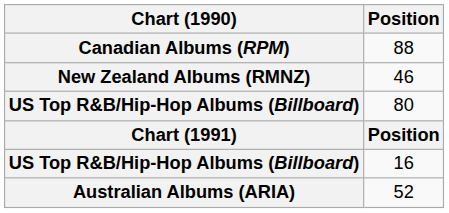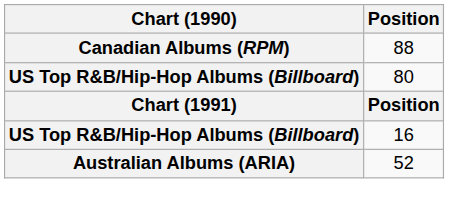- row: (404, 76)
